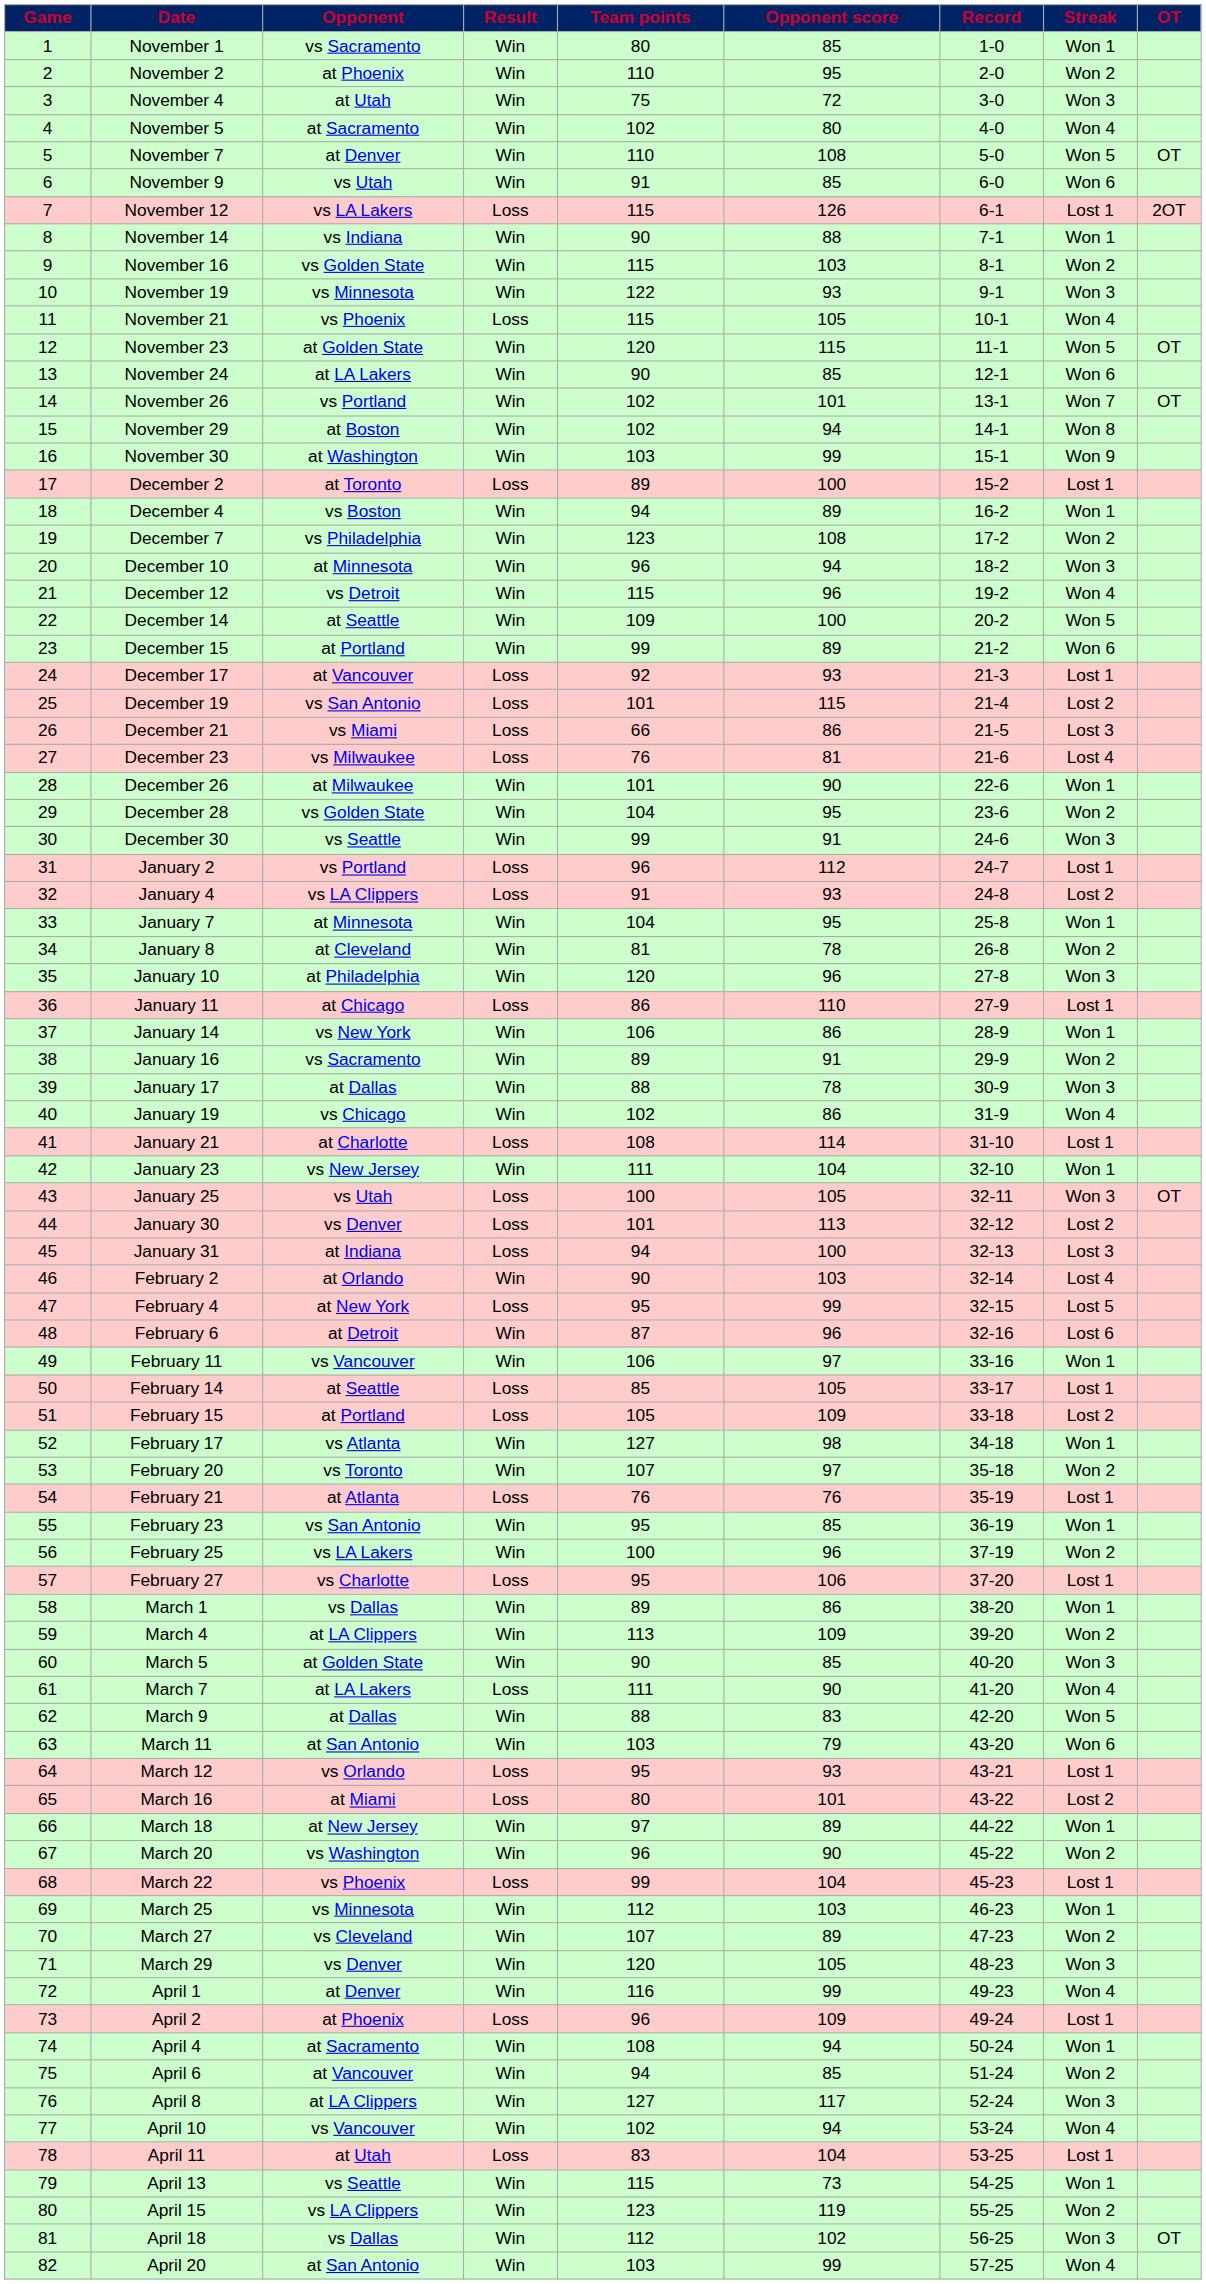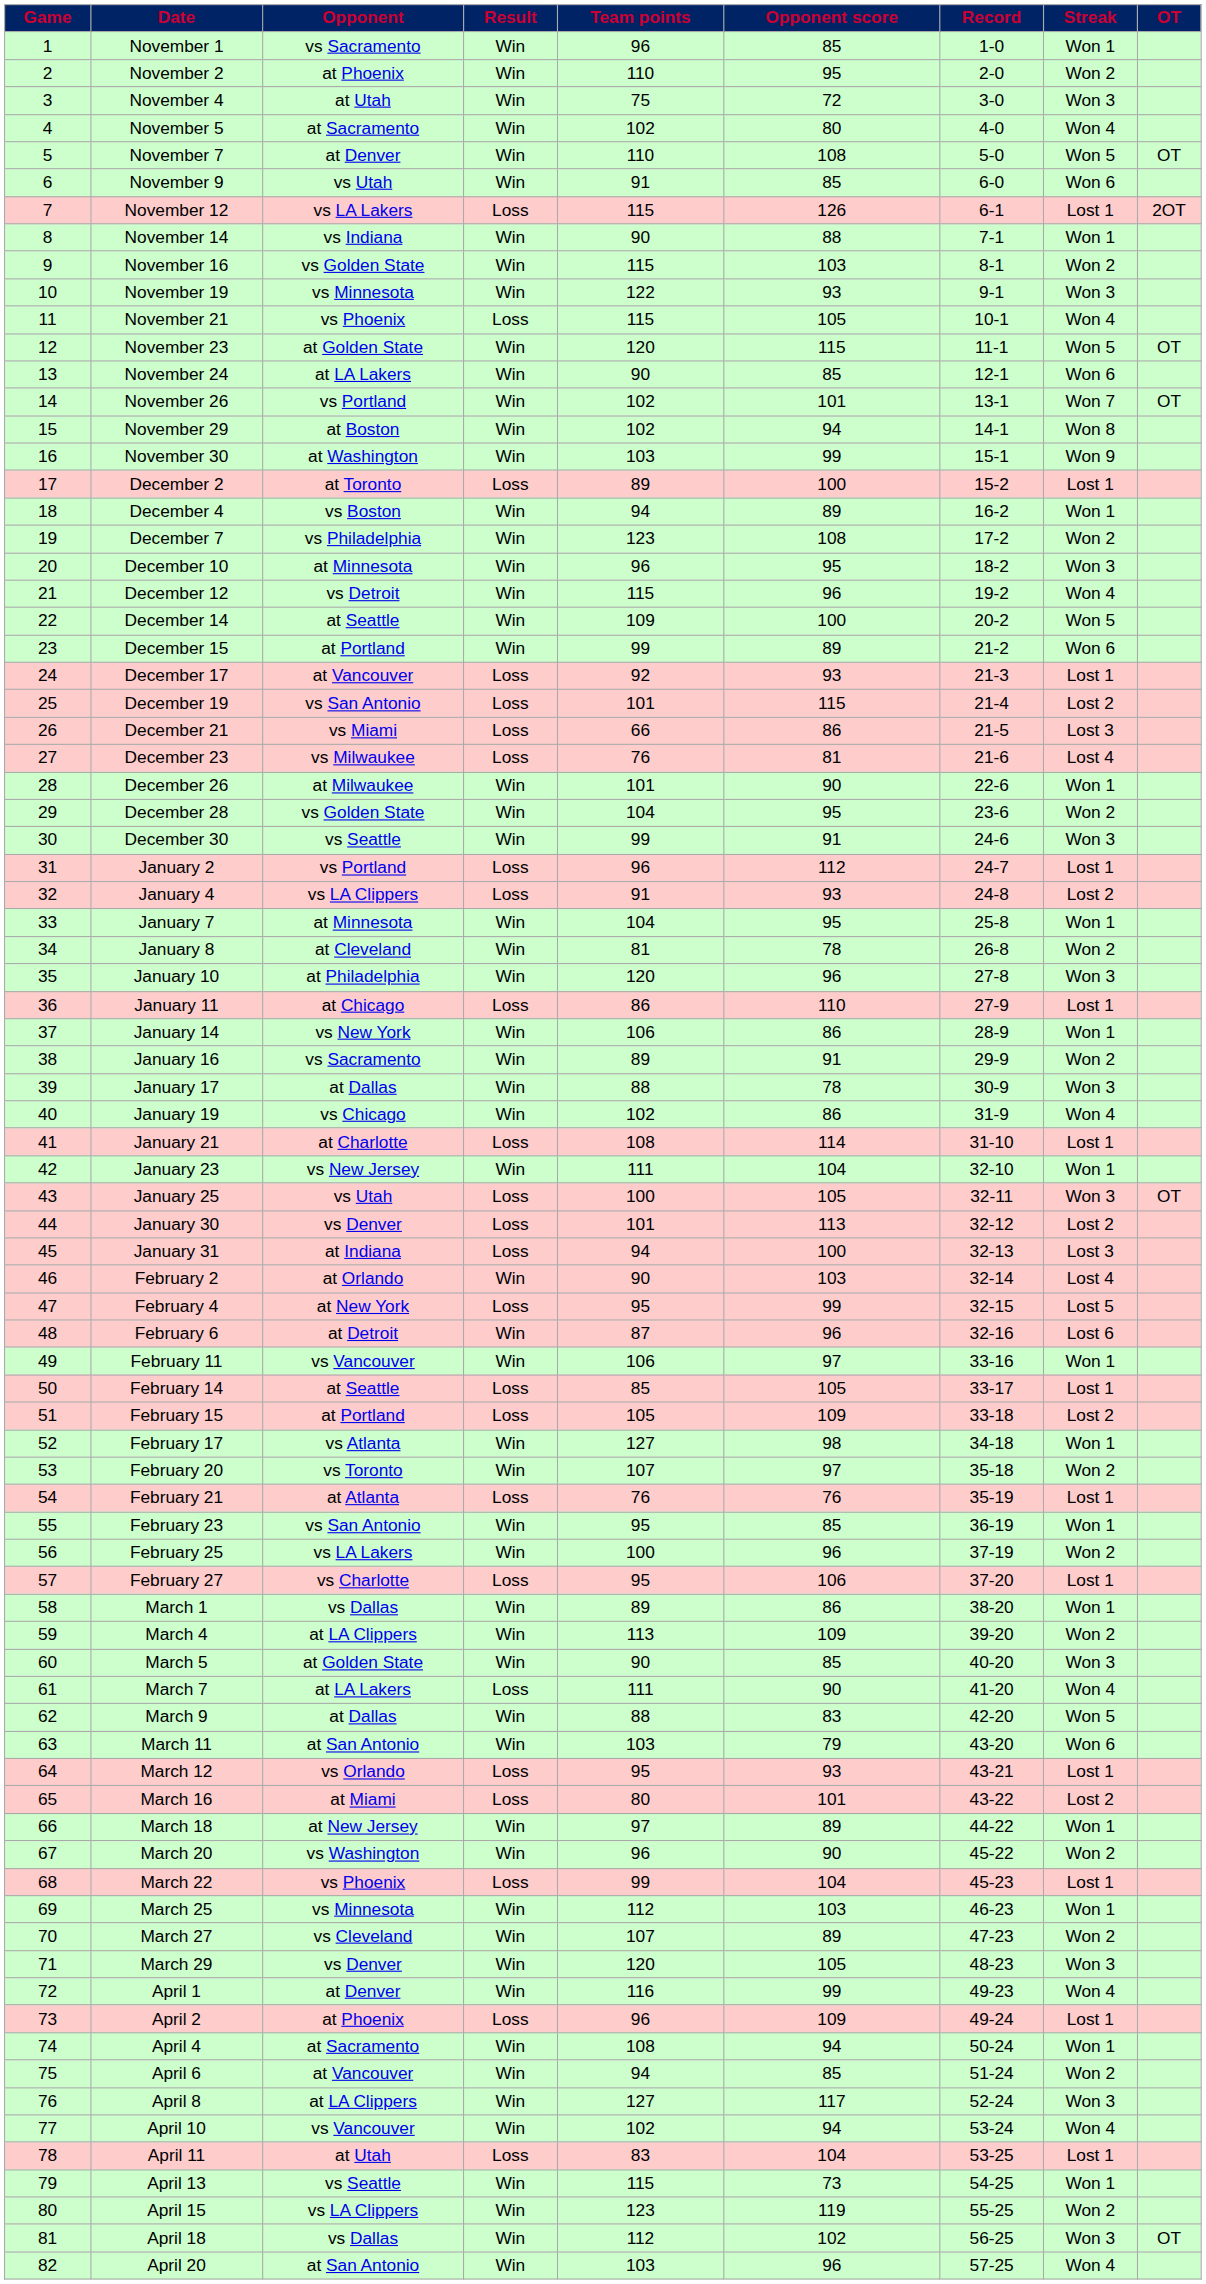(640, 45) 80 -> (640, 45) 96
(832, 566) 94 -> (832, 566) 95
(832, 2265) 99 -> (832, 2265) 96
